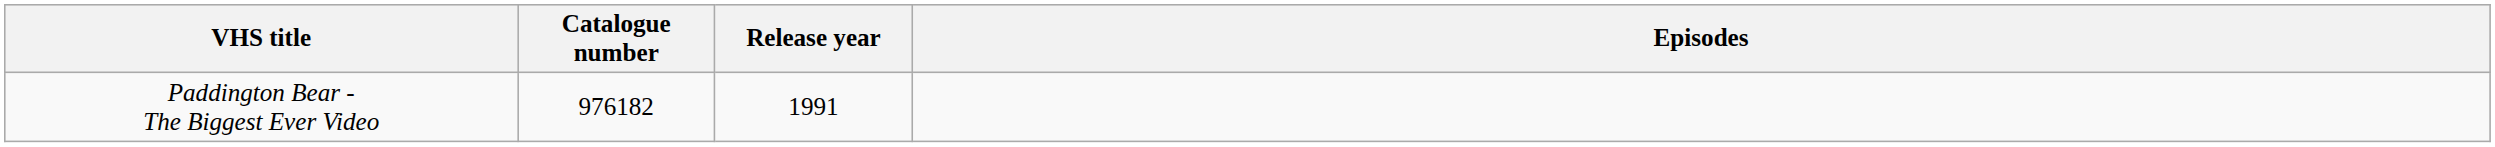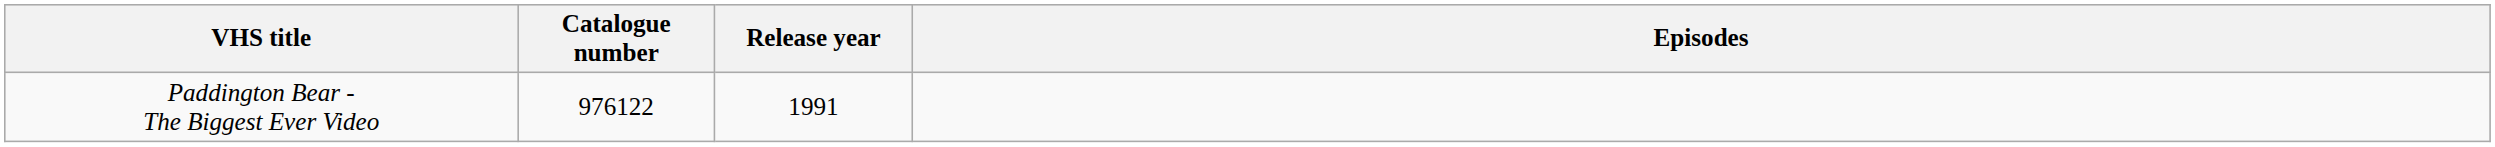(616, 106) 976182 -> (616, 106) 976122
